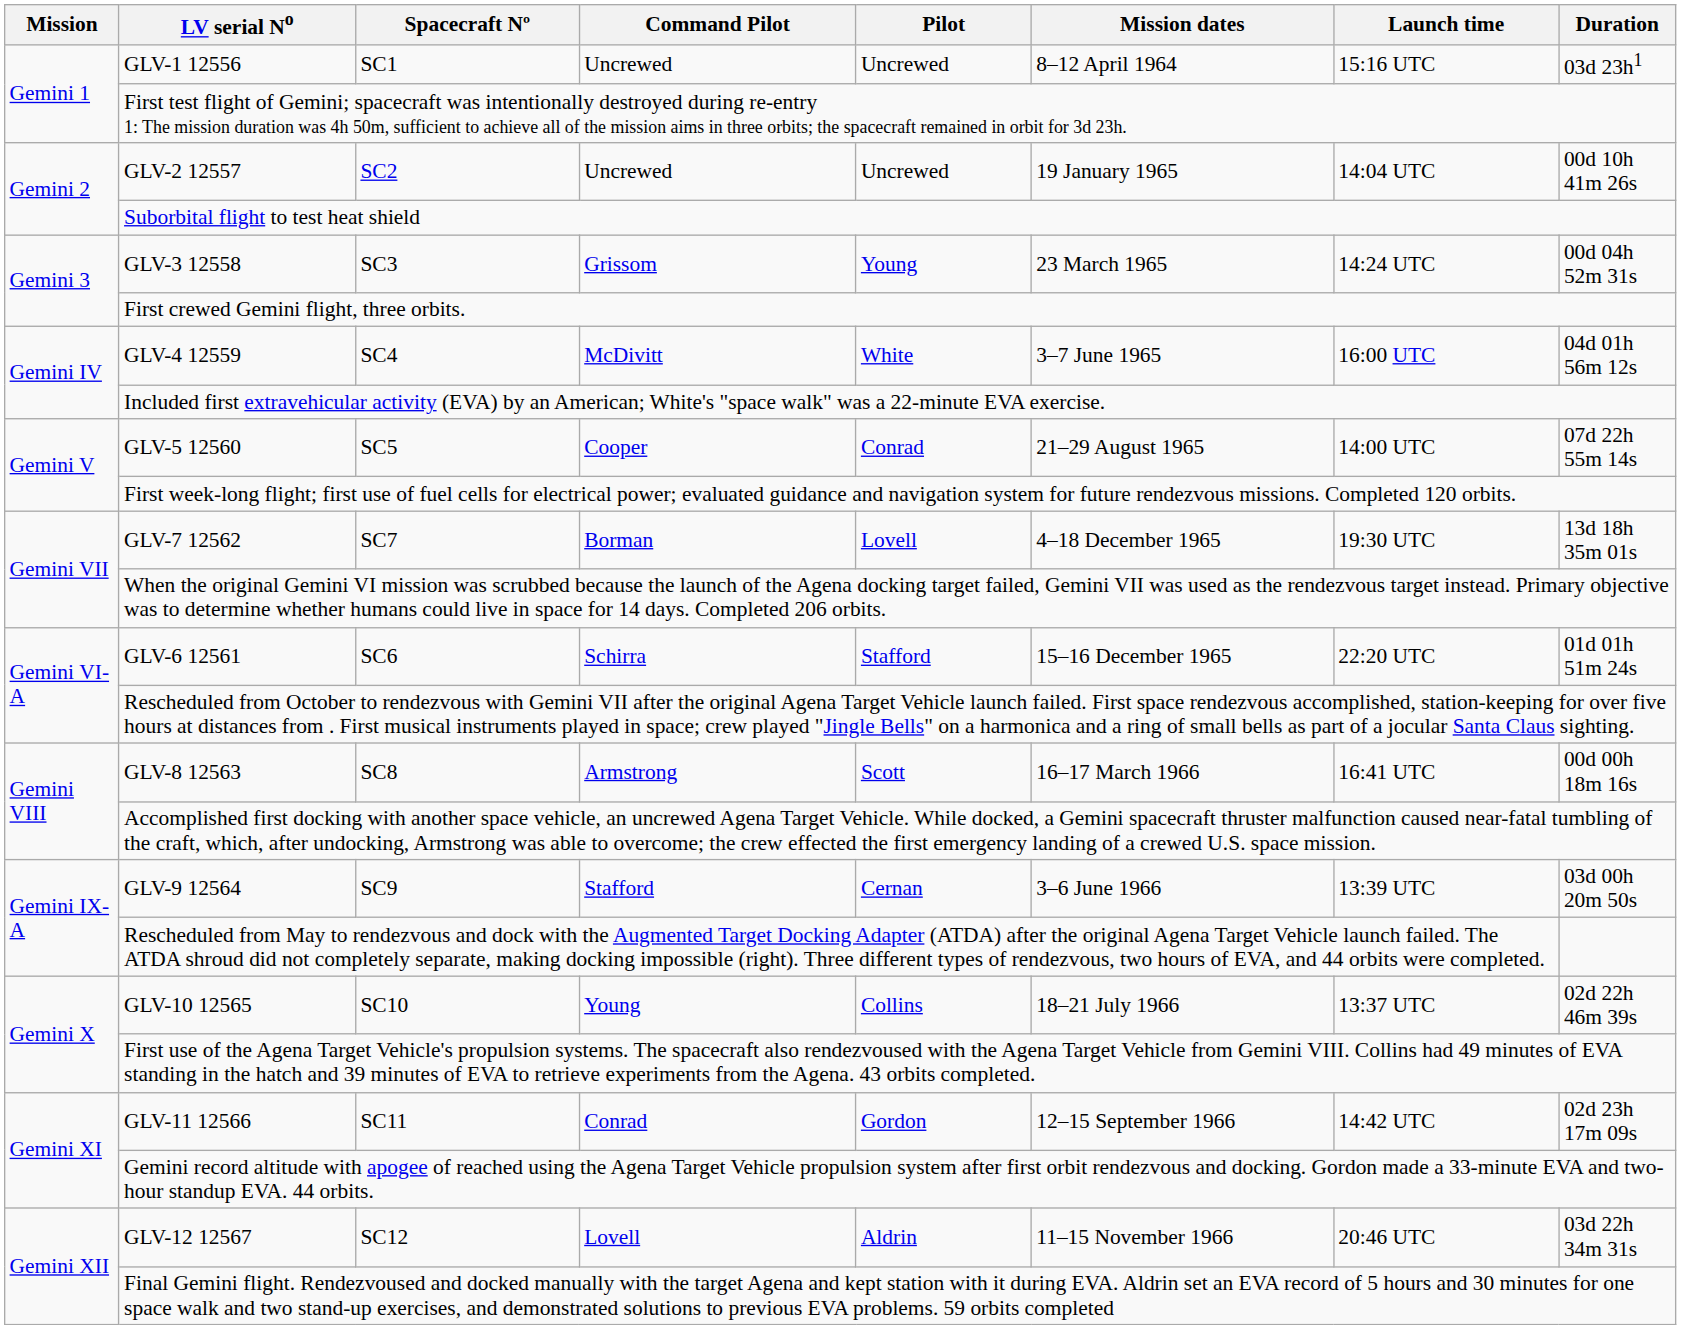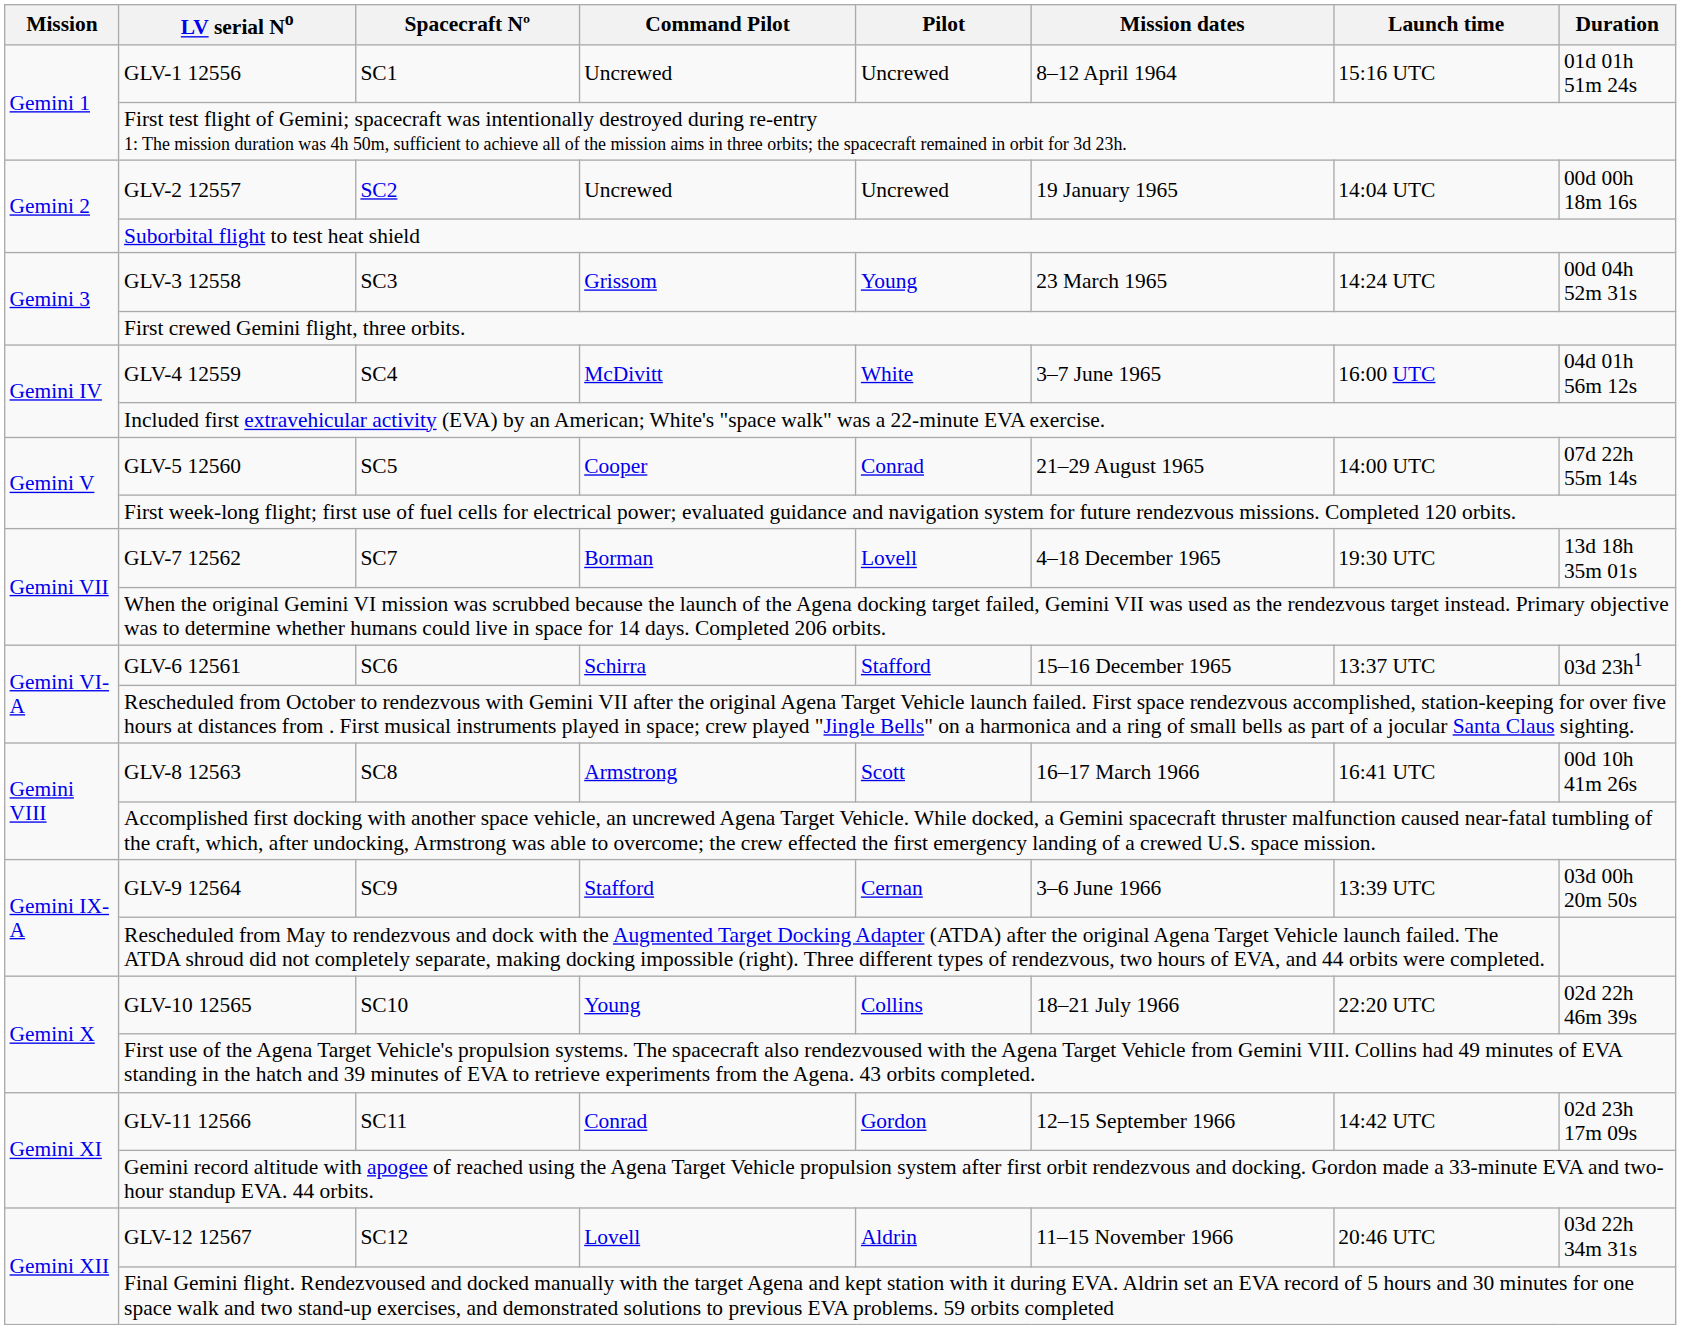(1603, 64) 03d 23h1 -> (1601, 73) 01d 01h 51m 24s
(1601, 171) 00d 10h 41m 26s -> (1601, 189) 00d 00h 18m 16s
(1387, 656) 22:20 UTC -> (1387, 665) 13:37 UTC
(1601, 656) 01d 01h 51m 24s -> (1603, 665) 03d 23h1
(1601, 772) 00d 00h 18m 16s -> (1601, 772) 00d 10h 41m 26s
(1387, 1004) 13:37 UTC -> (1387, 1004) 22:20 UTC
